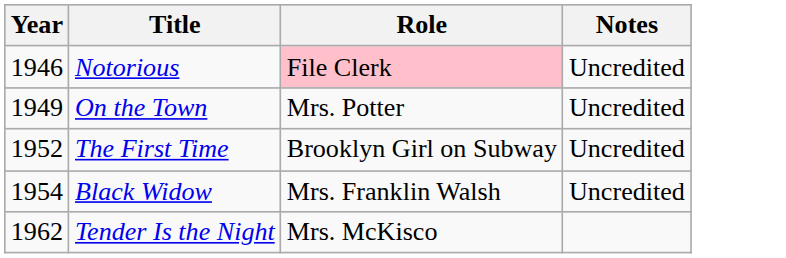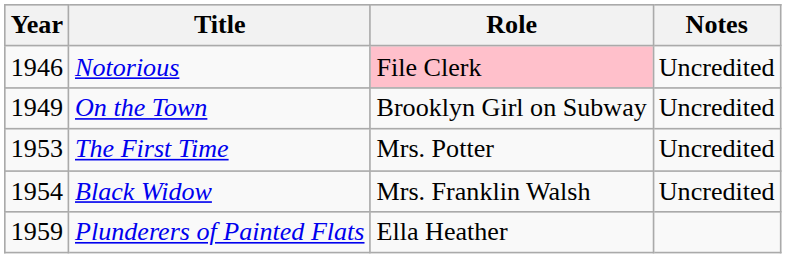(345, 107) Mrs. Potter -> (512, 107) Brooklyn Girl on Subway
(37, 149) 1952 -> (37, 149) 1953
(422, 149) Brooklyn Girl on Subway -> (435, 149) Mrs. Potter
+ row: (220, 231)
- row: (175, 231)
